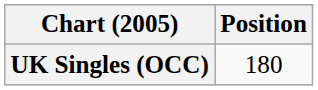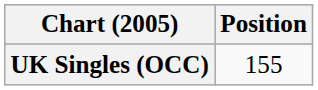(264, 64) 180 -> (264, 64) 155
